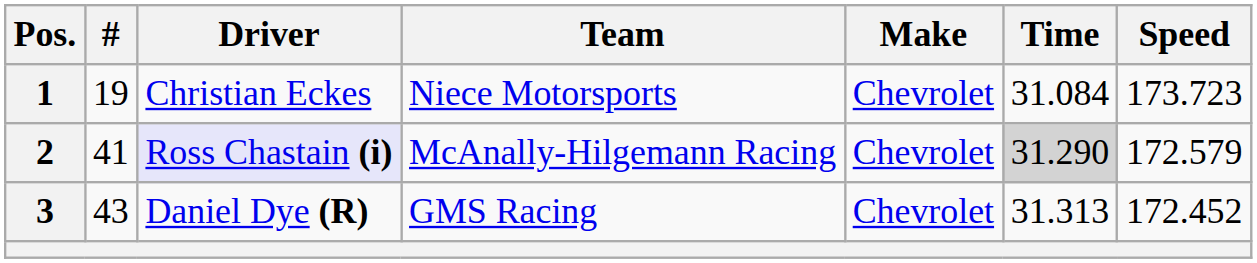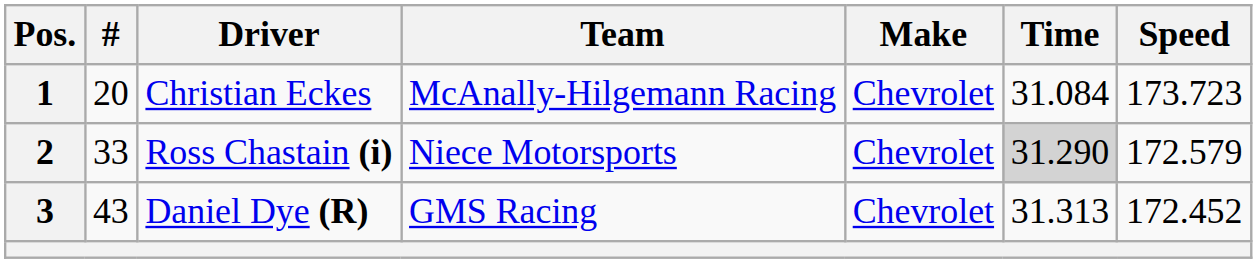(111, 93) 19 -> (111, 93) 20
(543, 93) Niece Motorsports -> (623, 93) McAnally-Hilgemann Racing
(111, 152) 41 -> (111, 152) 33
(269, 152) lavender background -> (269, 152) no background
(623, 152) McAnally-Hilgemann Racing -> (543, 152) Niece Motorsports
